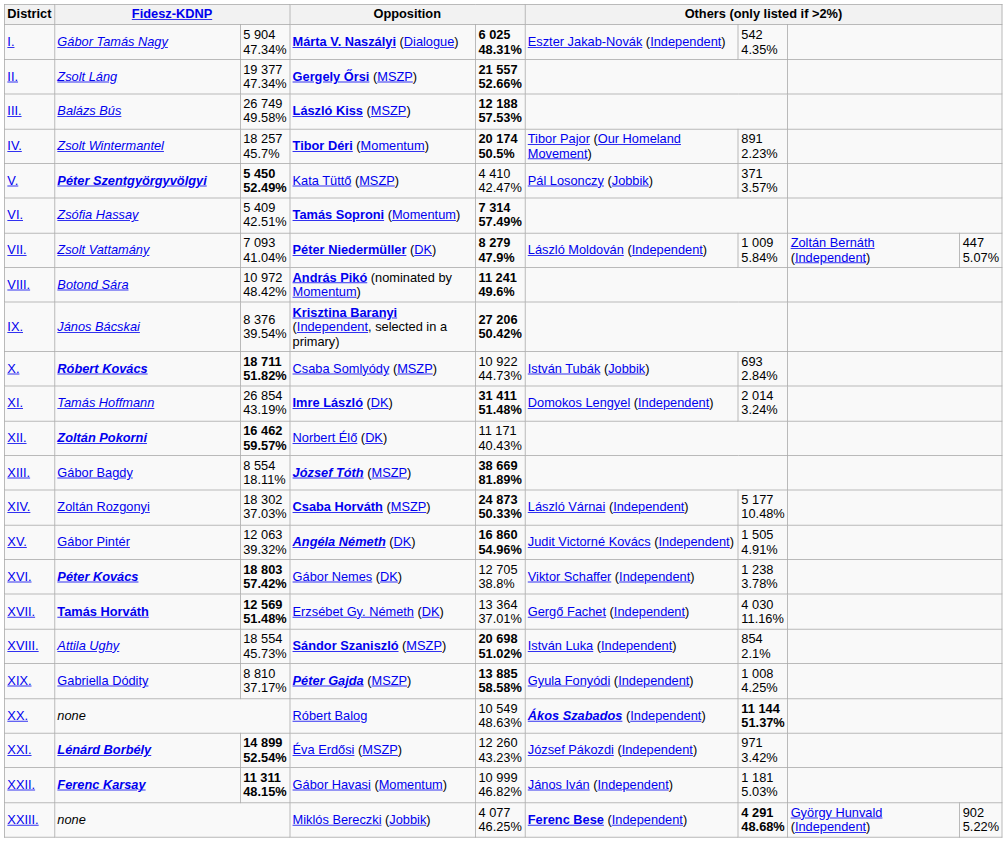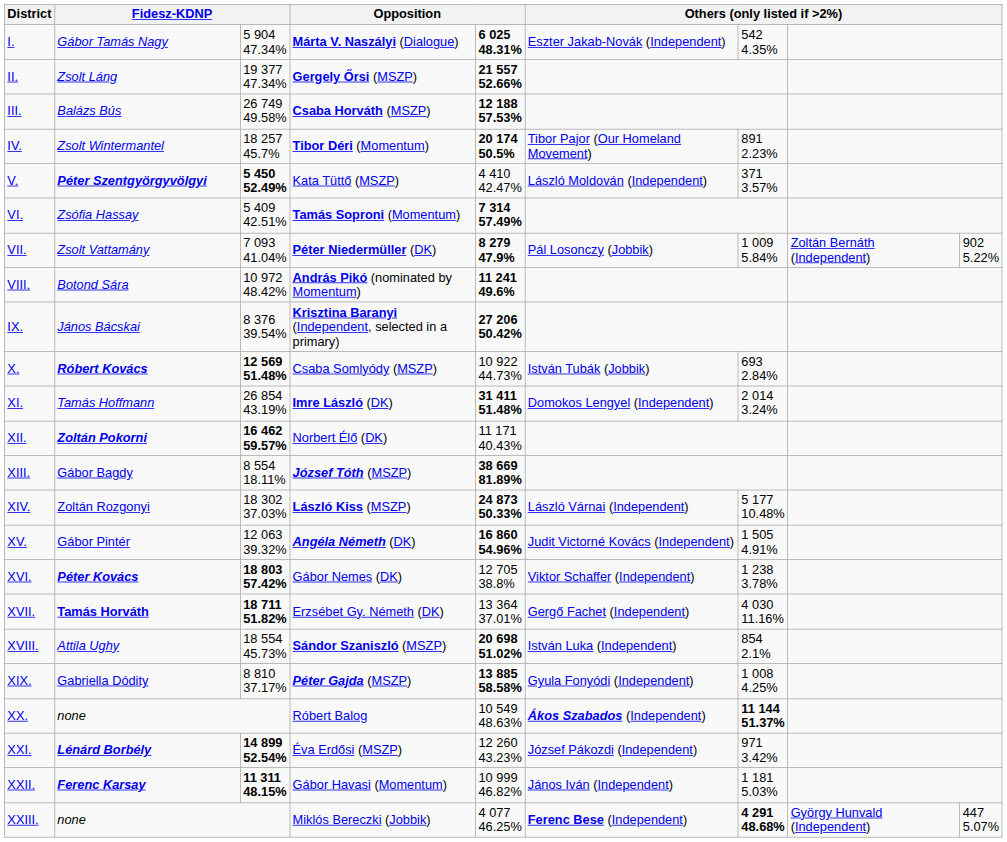(352, 111) László Kiss (MSZP) -> (362, 111) Csaba Horváth (MSZP)
(590, 180) Pál Losonczy (Jobbik) -> (617, 180) László Moldován (Independent)
(617, 250) László Moldován (Independent) -> (590, 250) Pál Losonczy (Jobbik)
(981, 250) 447 5.07% -> (981, 250) 902 5.22%
(265, 368) 18 711 51.82% -> (265, 368) 12 569 51.48%
(362, 507) Csaba Horváth (MSZP) -> (352, 507) László Kiss (MSZP)
(265, 611) 12 569 51.48% -> (265, 611) 18 711 51.82%
(981, 819) 902 5.22% -> (981, 819) 447 5.07%
